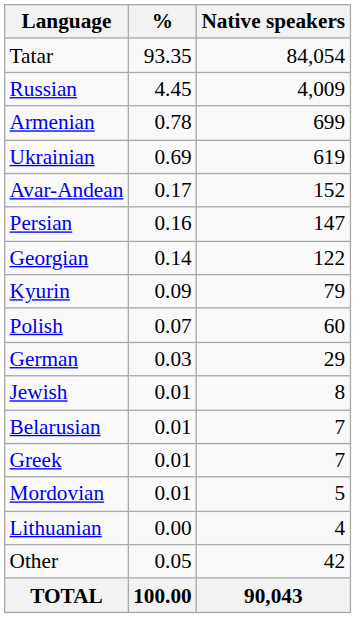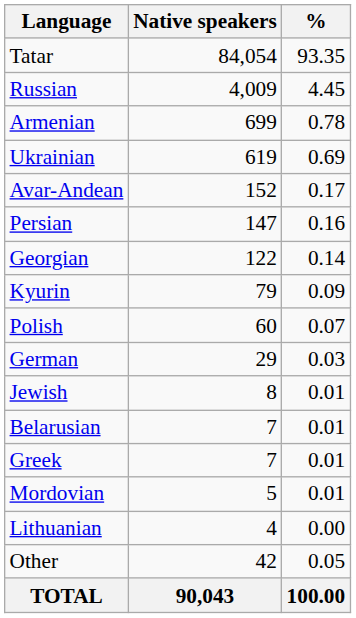columns swapped: (273, 21) <-> (162, 21)
